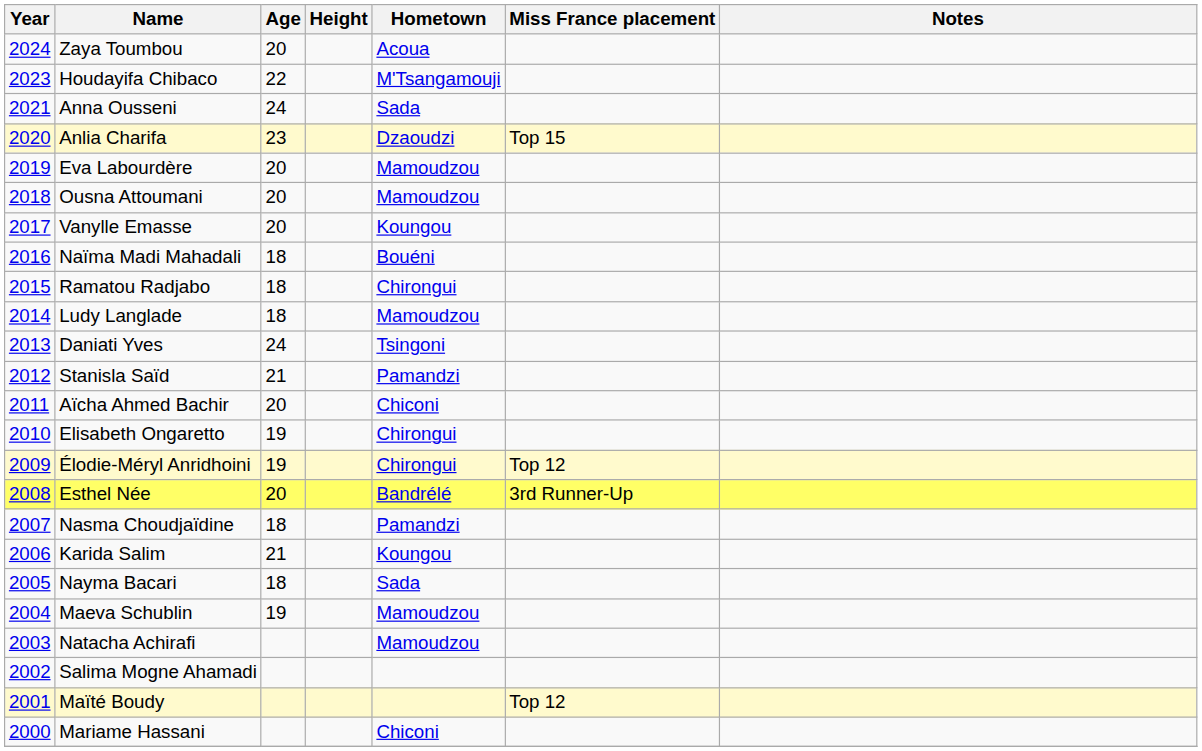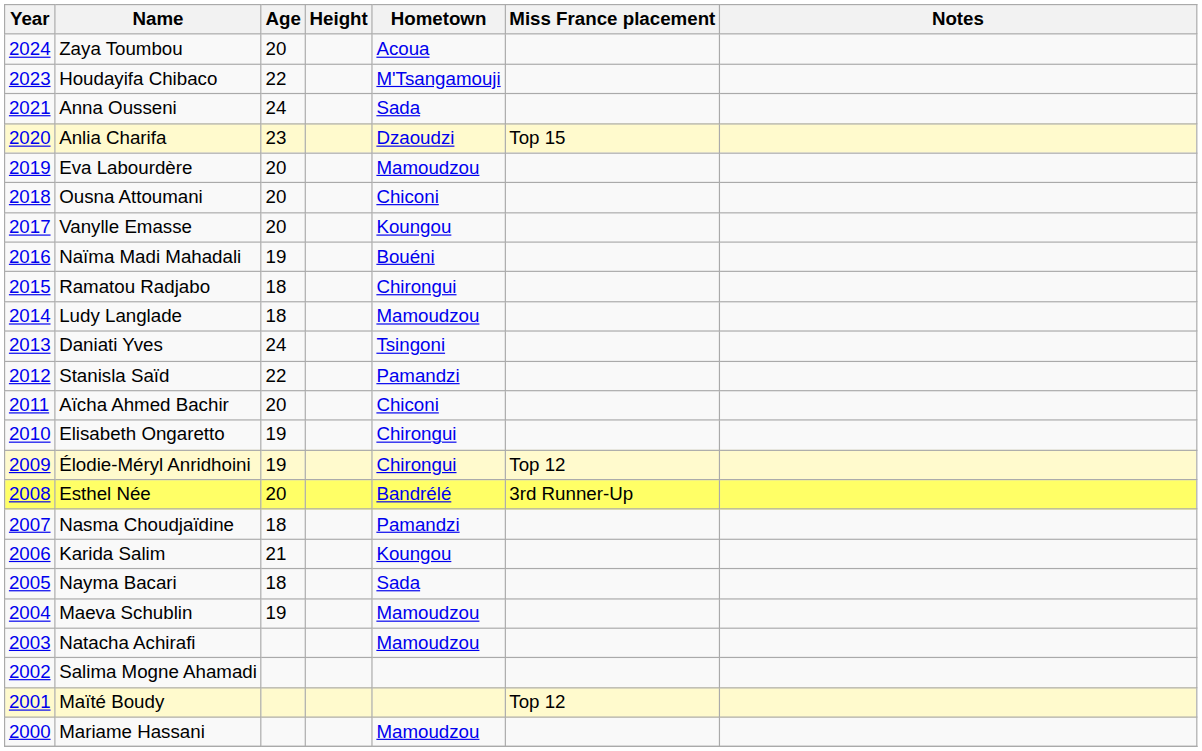(428, 197) Mamoudzou -> (408, 197) Chiconi
(276, 256) 18 -> (276, 256) 19
(276, 375) 21 -> (276, 375) 22
(408, 731) Chiconi -> (428, 731) Mamoudzou
